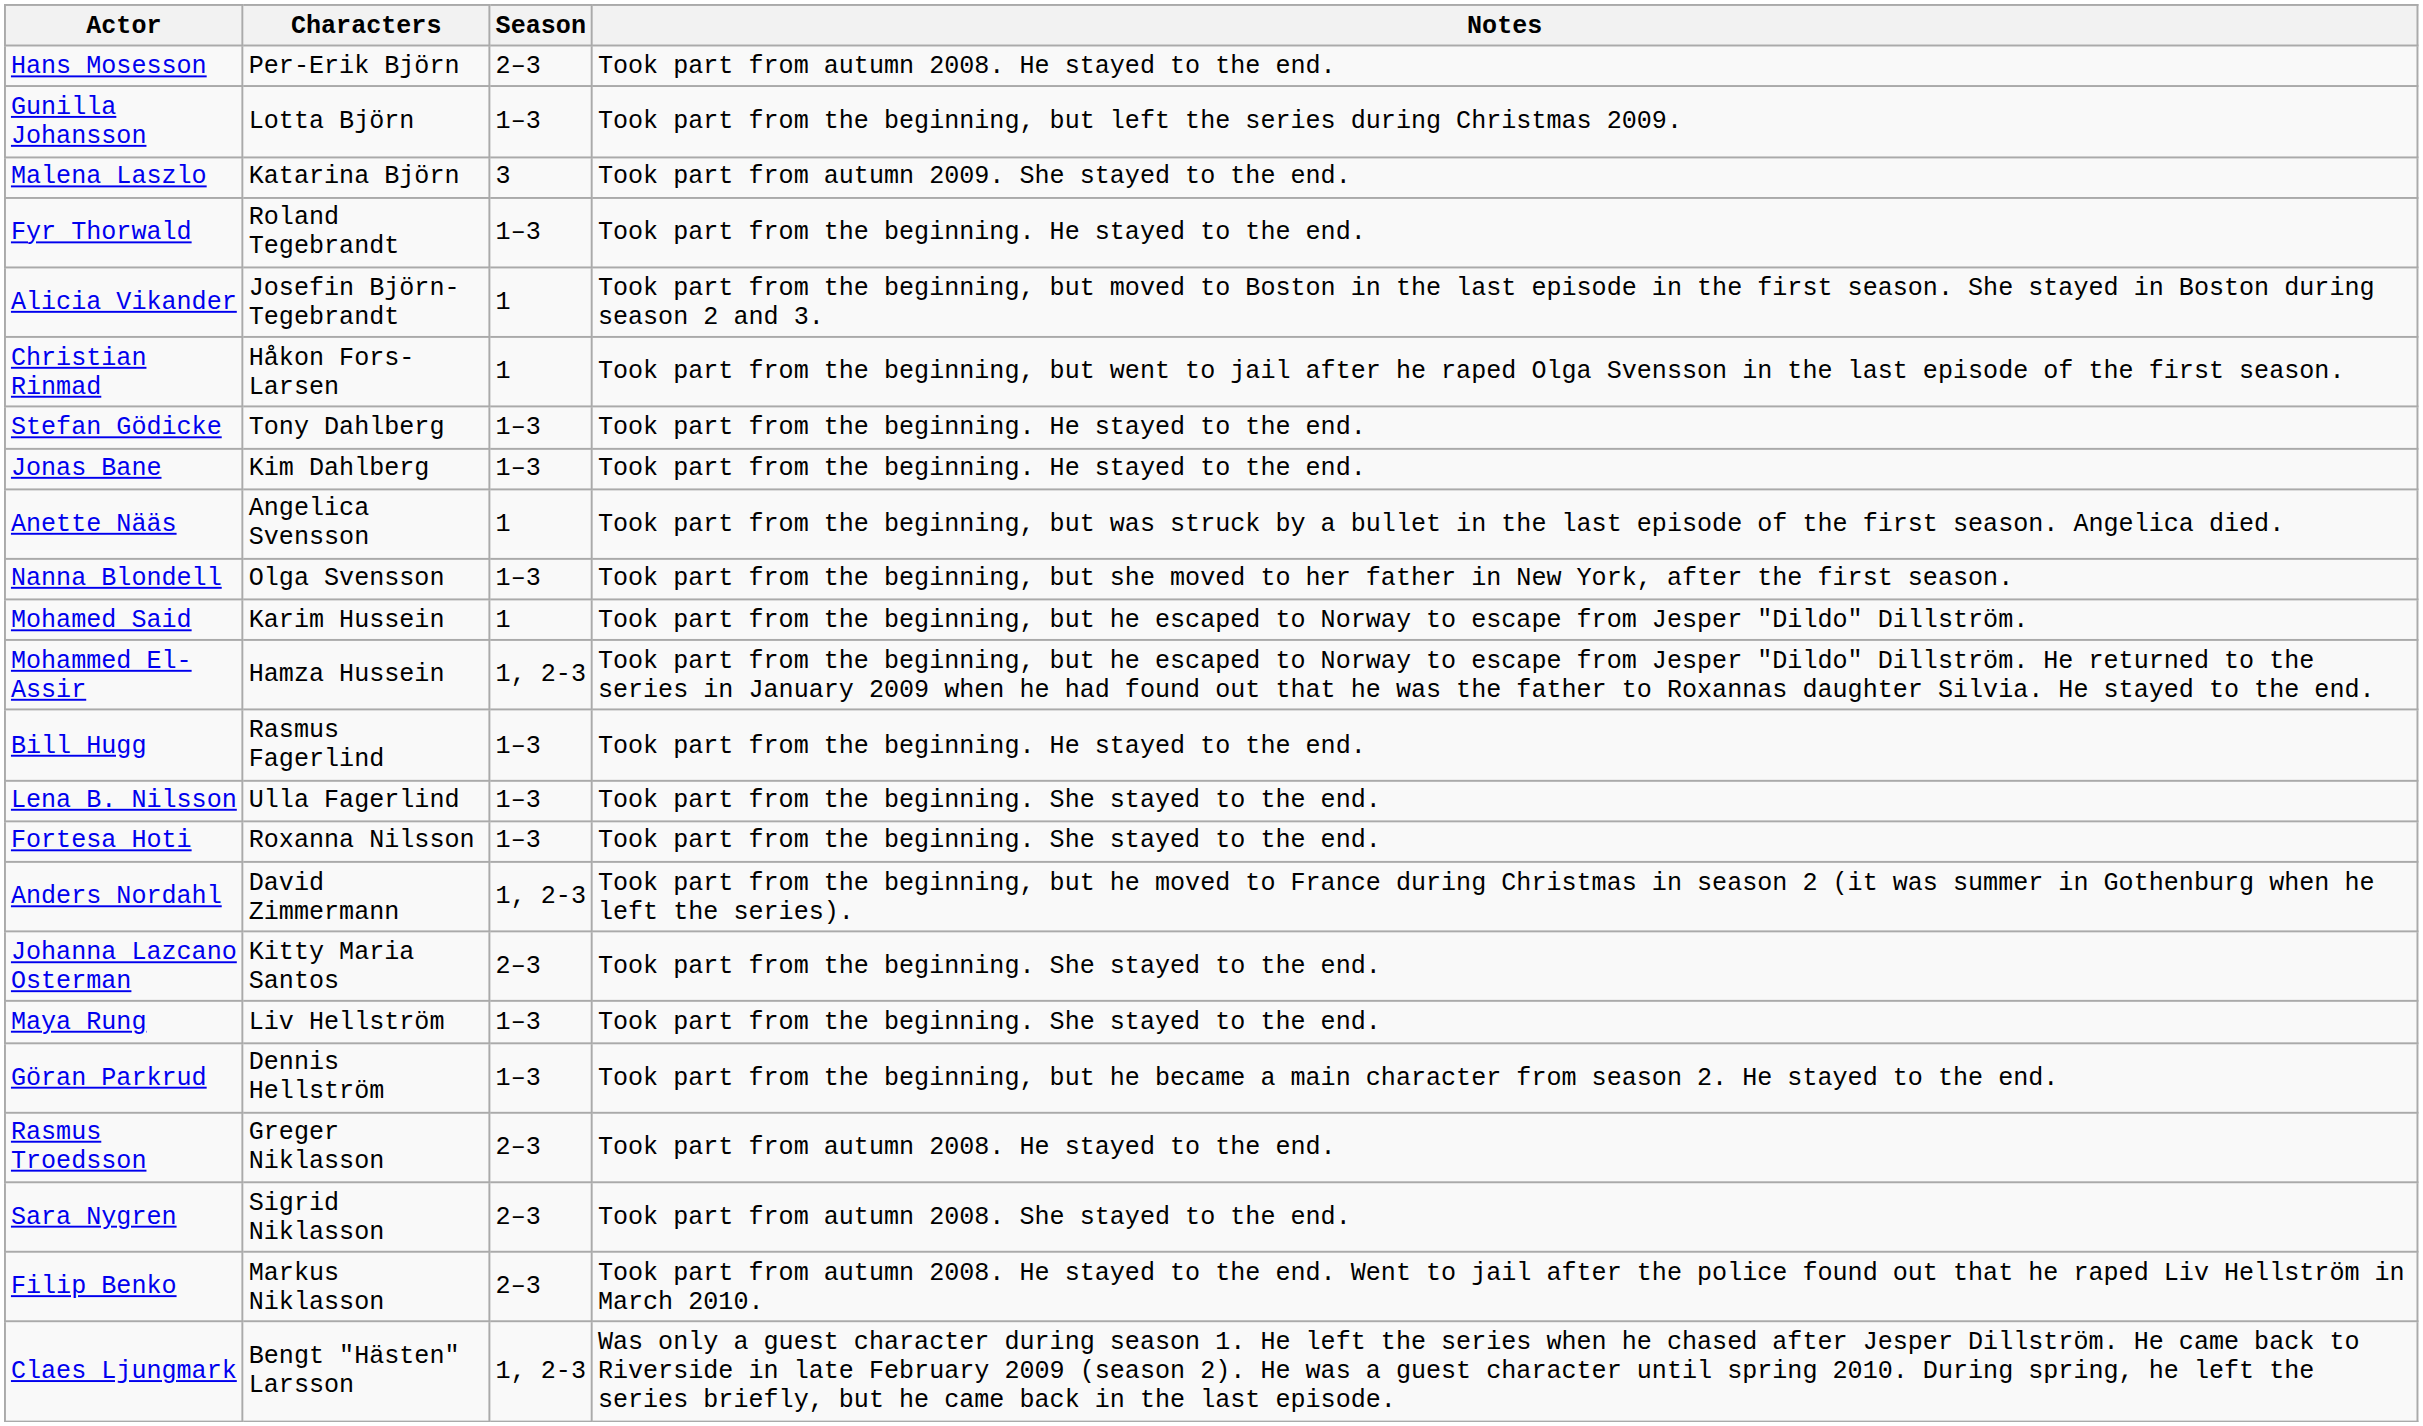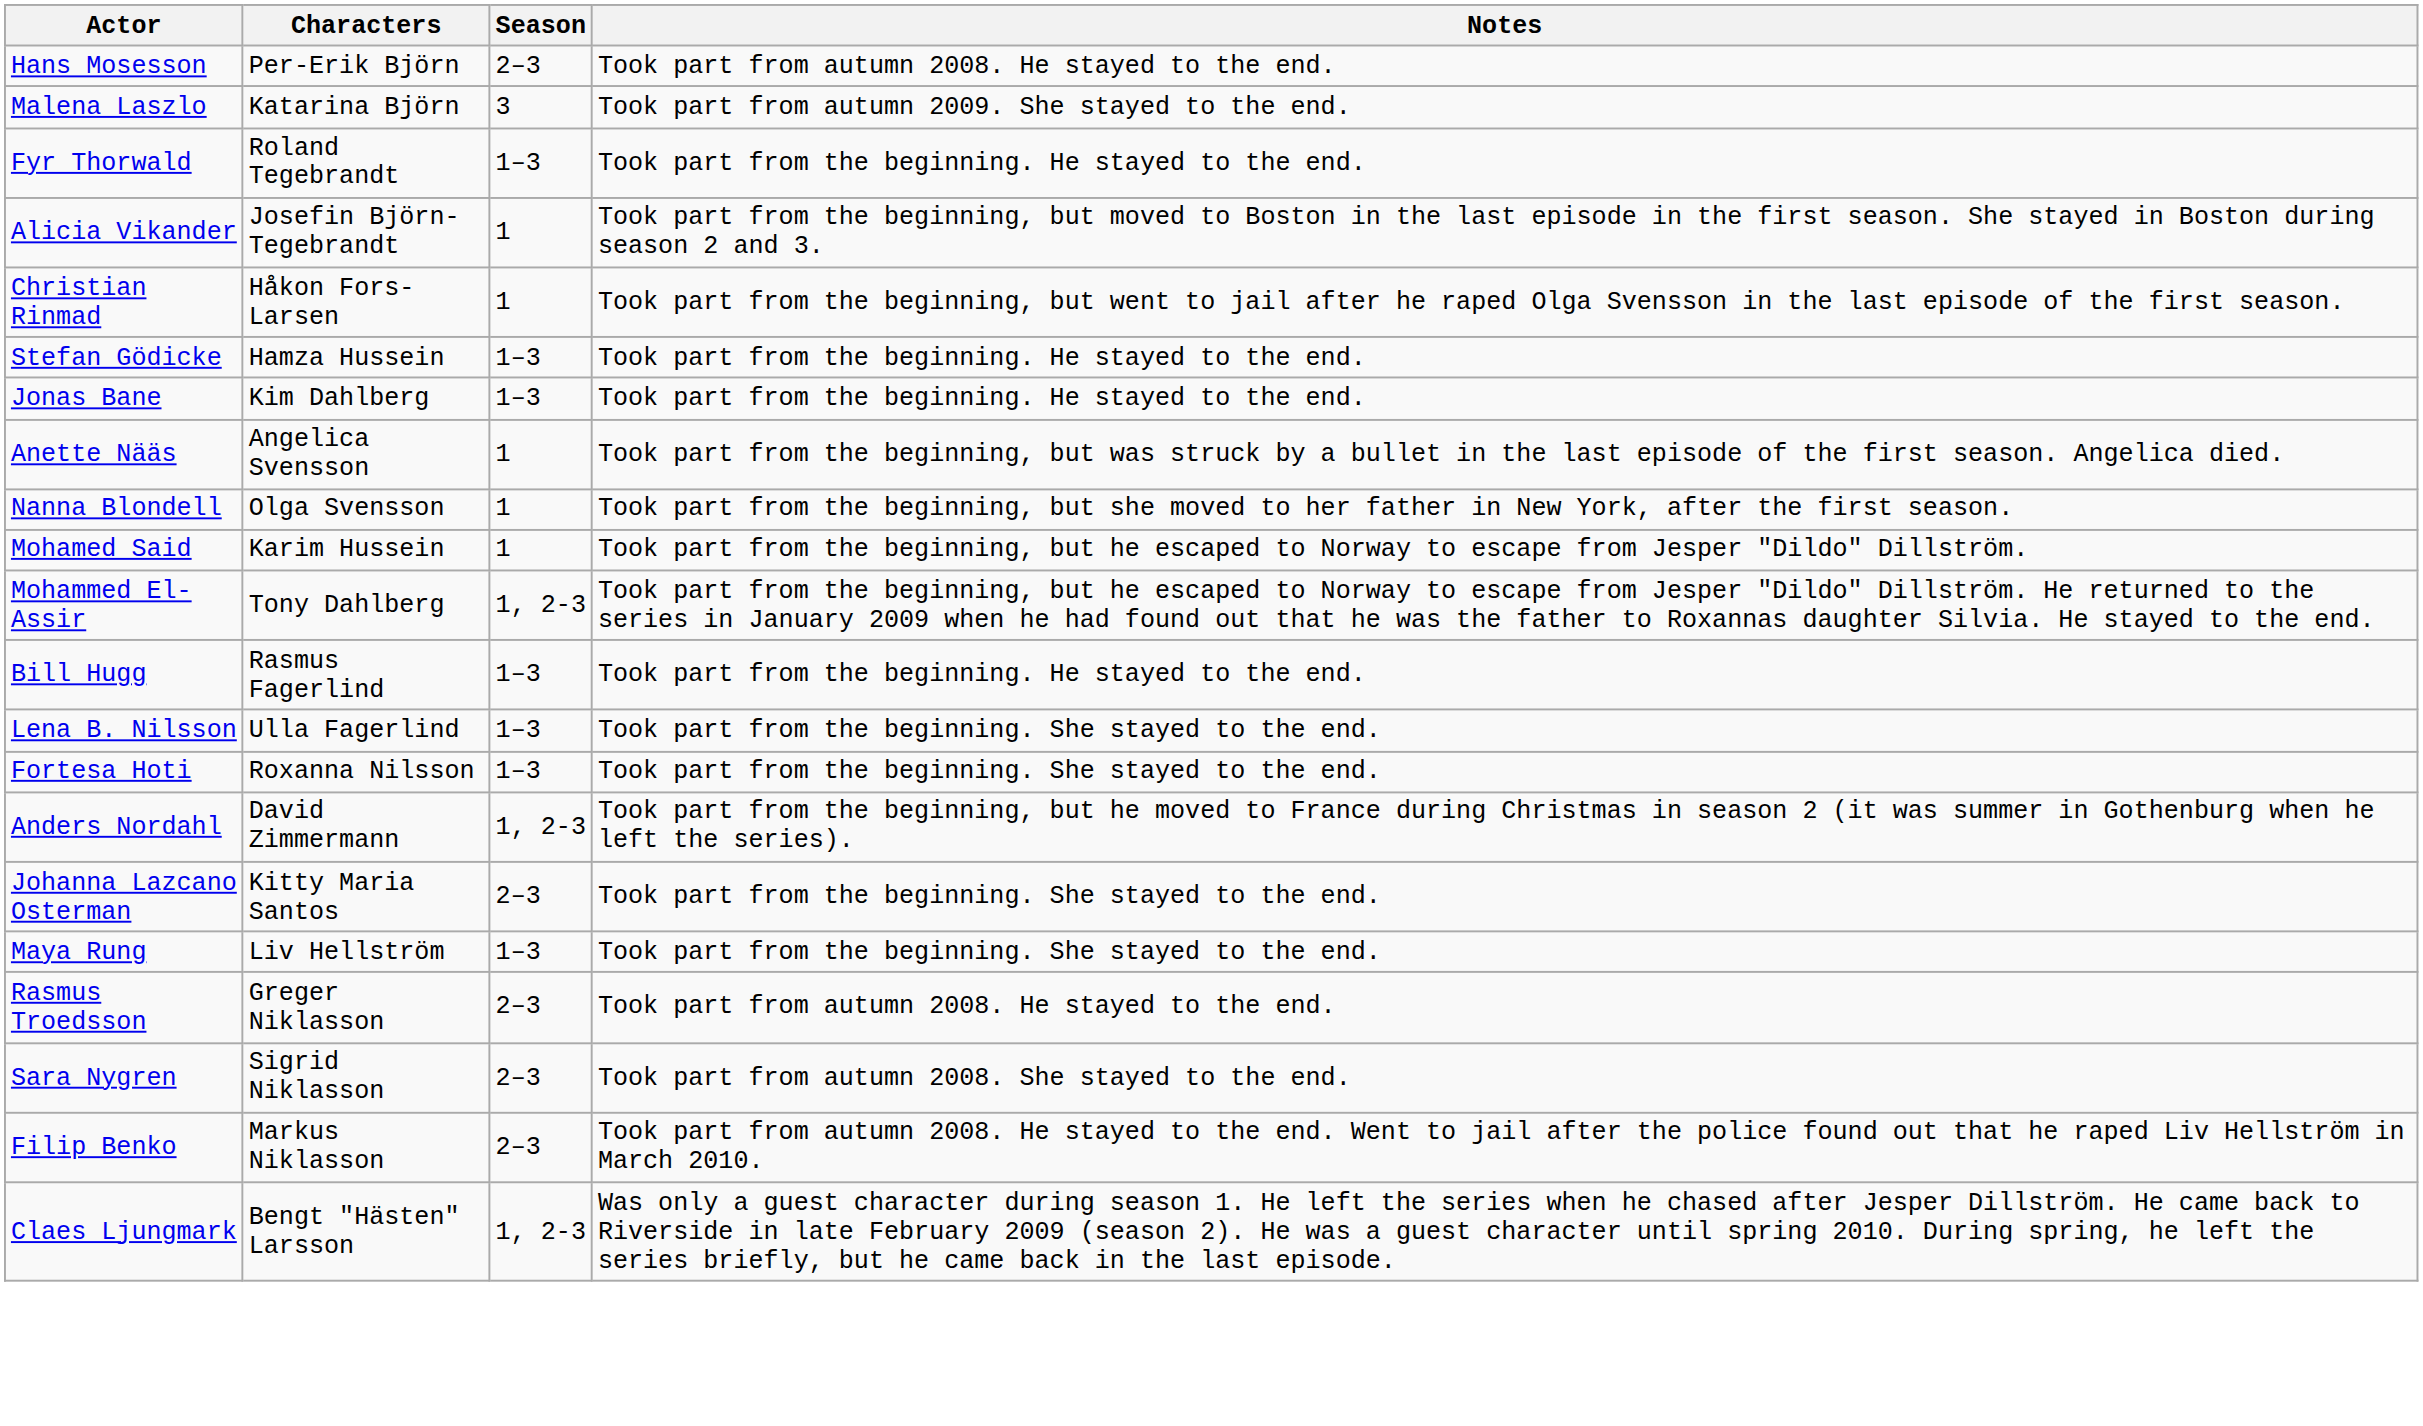- row: (79, 122)
(347, 427) Tony Dahlberg -> (347, 358) Hamza Hussein
(518, 579) 1–3 -> (503, 509) 1
(347, 675) Hamza Hussein -> (347, 605) Tony Dahlberg
- row: (109, 1077)
